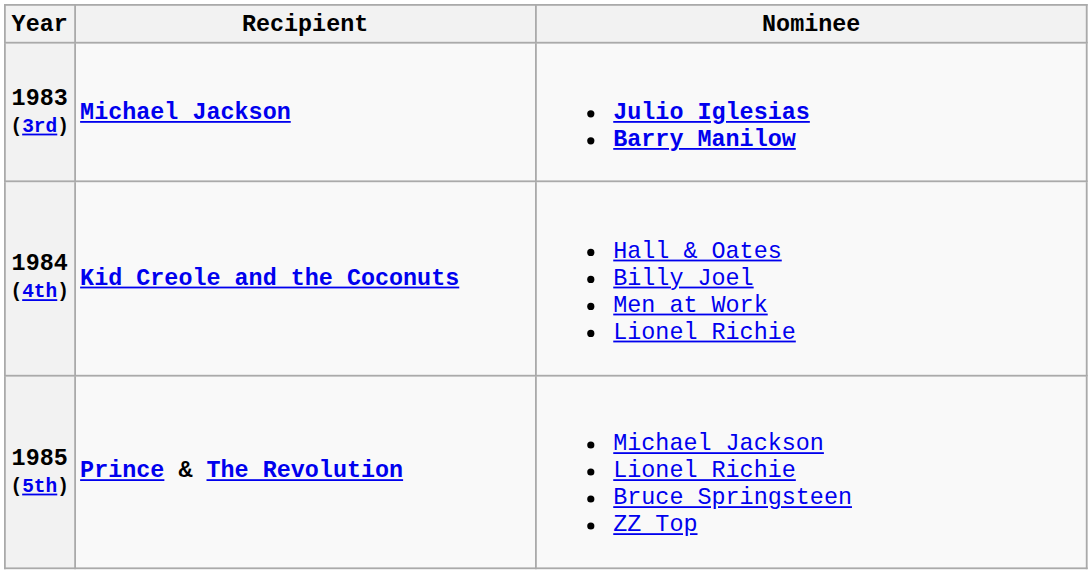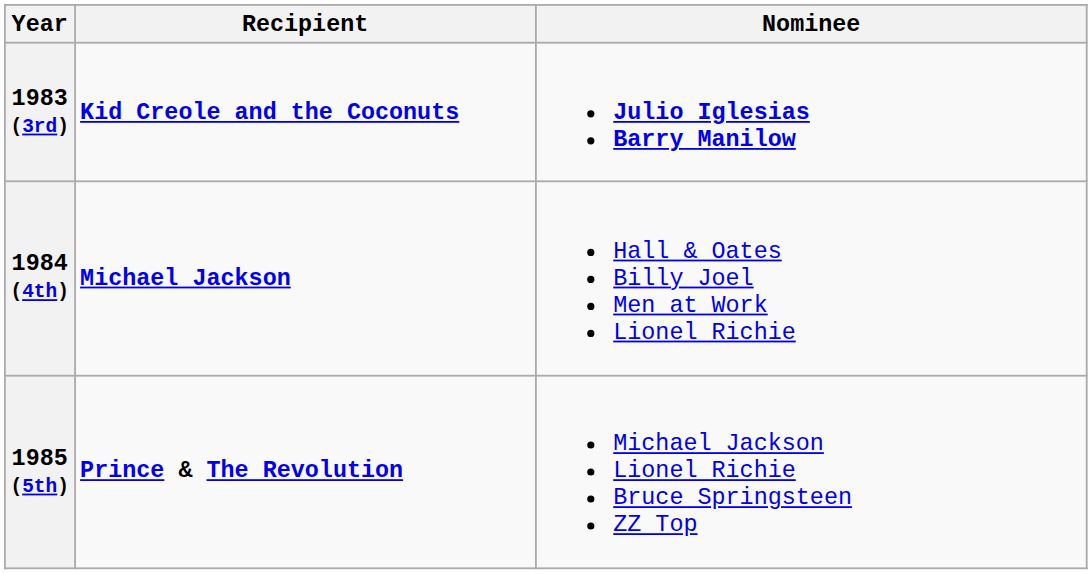(185, 113) Michael Jackson -> (270, 113) Kid Creole and the Coconuts
(270, 278) Kid Creole and the Coconuts -> (185, 278) Michael Jackson
